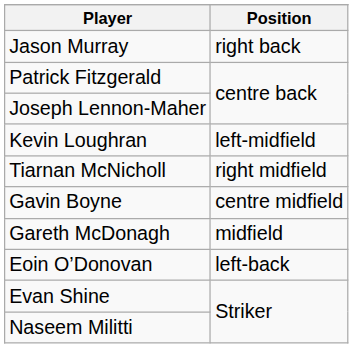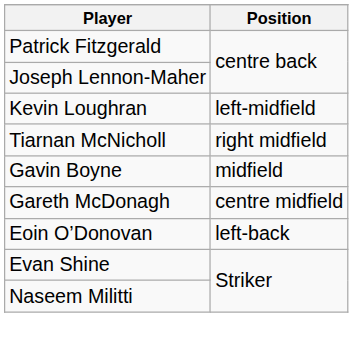- row: (69, 46)
(279, 202) centre midfield -> (249, 171) midfield
(249, 233) midfield -> (279, 202) centre midfield
